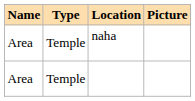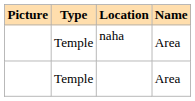columns swapped: (24, 14) <-> (167, 14)
